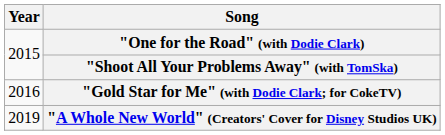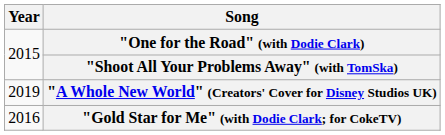rows swapped: (242, 92) <-> (242, 117)
